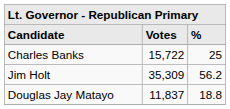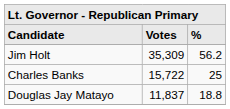rows swapped: (29, 75) <-> (46, 55)
